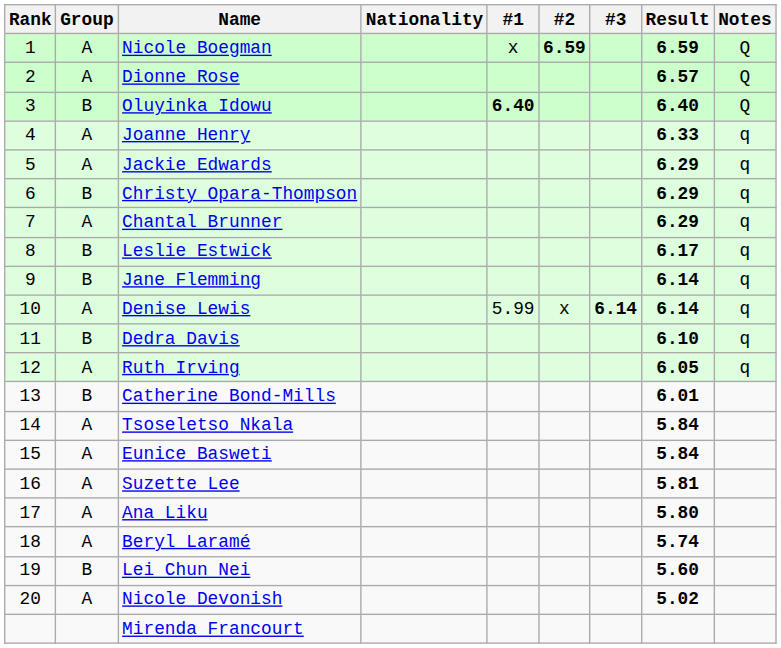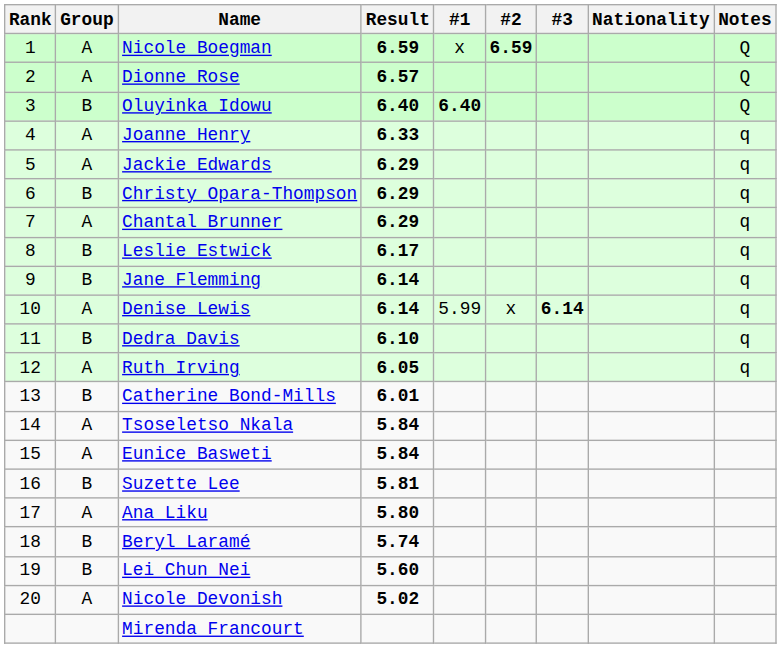columns swapped: (425, 19) <-> (678, 19)
(87, 484) A -> (87, 484) B
(87, 542) A -> (87, 542) B
